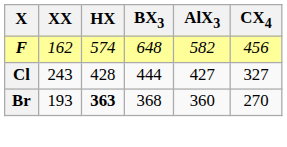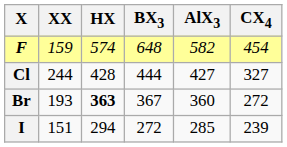(60, 48) 162 -> (60, 48) 159
(256, 48) 456 -> (256, 48) 454
(60, 74) 243 -> (60, 74) 244
(149, 101) 368 -> (149, 101) 367
(256, 101) 270 -> (256, 101) 272
+ row: (21, 127)
